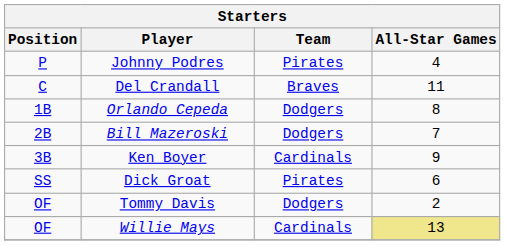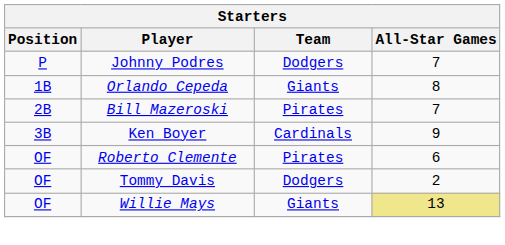(313, 63) Pirates -> (313, 63) Dodgers
(436, 63) 4 -> (436, 63) 7
- row: (167, 87)
(313, 110) Dodgers -> (313, 87) Giants
(313, 134) Dodgers -> (313, 110) Pirates
- row: (167, 181)
+ row: (167, 157)
(313, 228) Cardinals -> (313, 204) Giants
